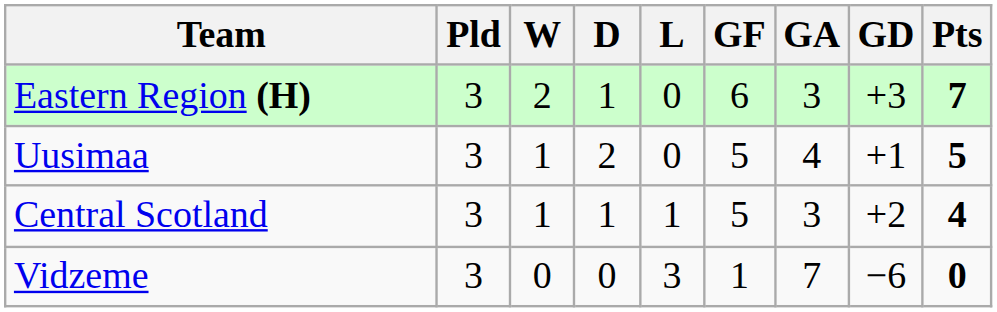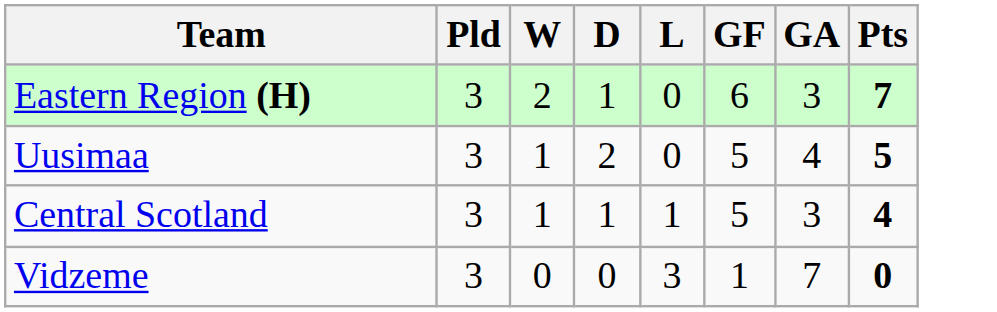- column: (886, 34)
